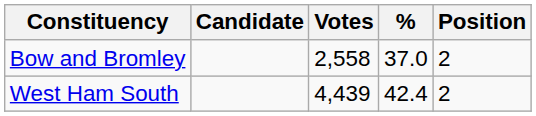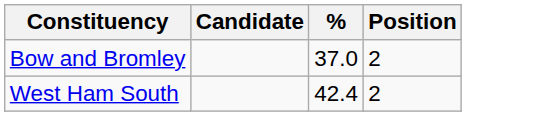- column: (344, 22)
